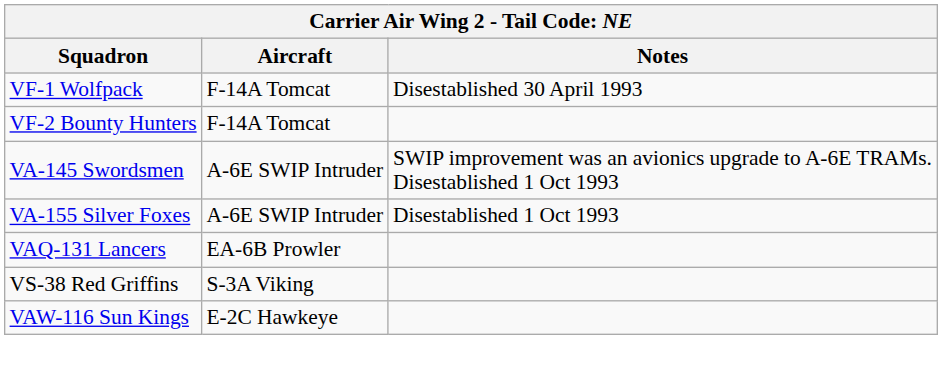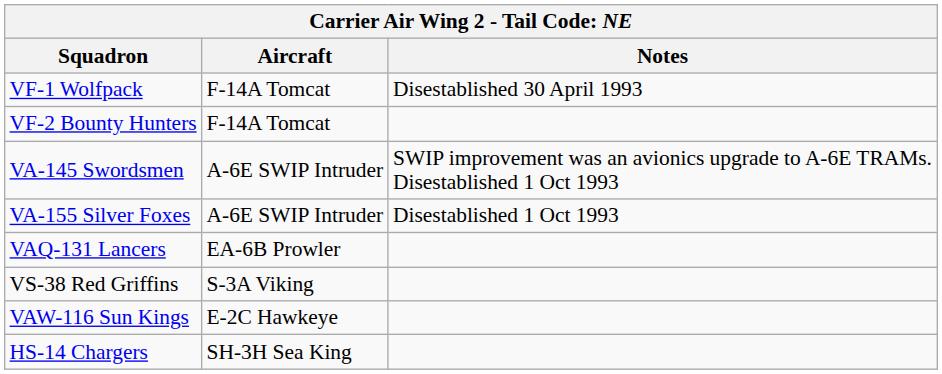+ row: (79, 351)
